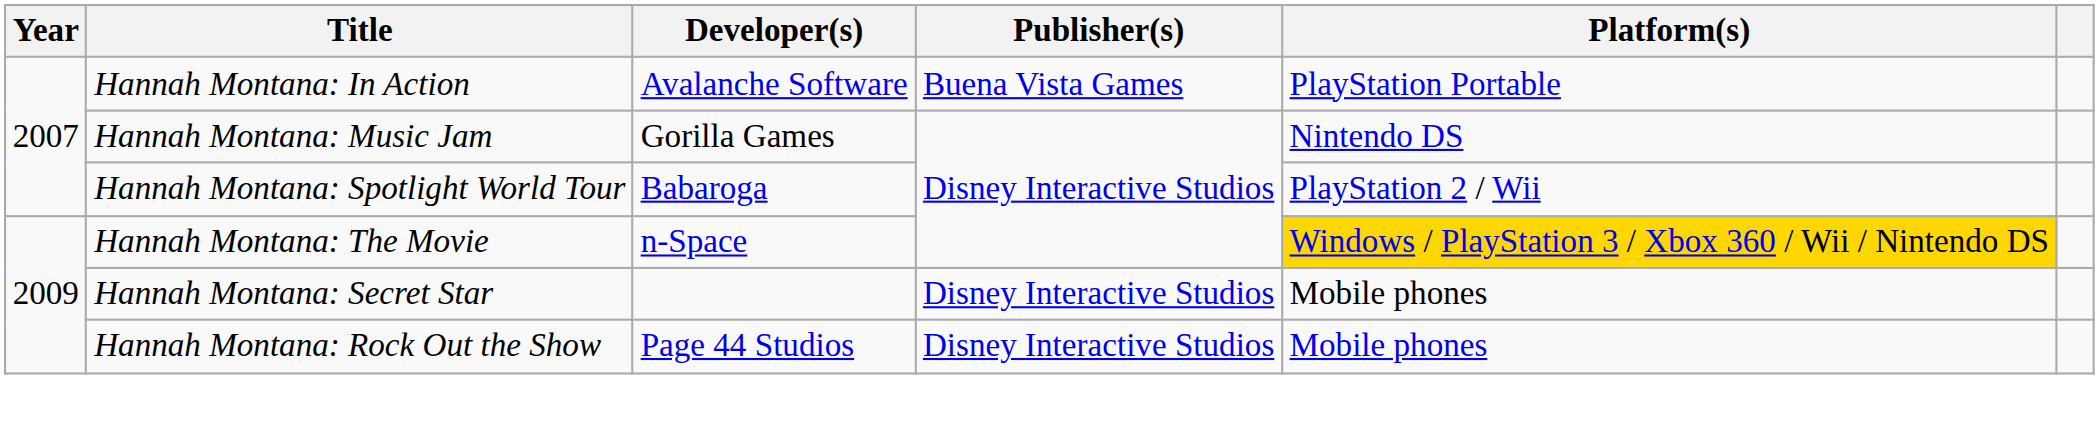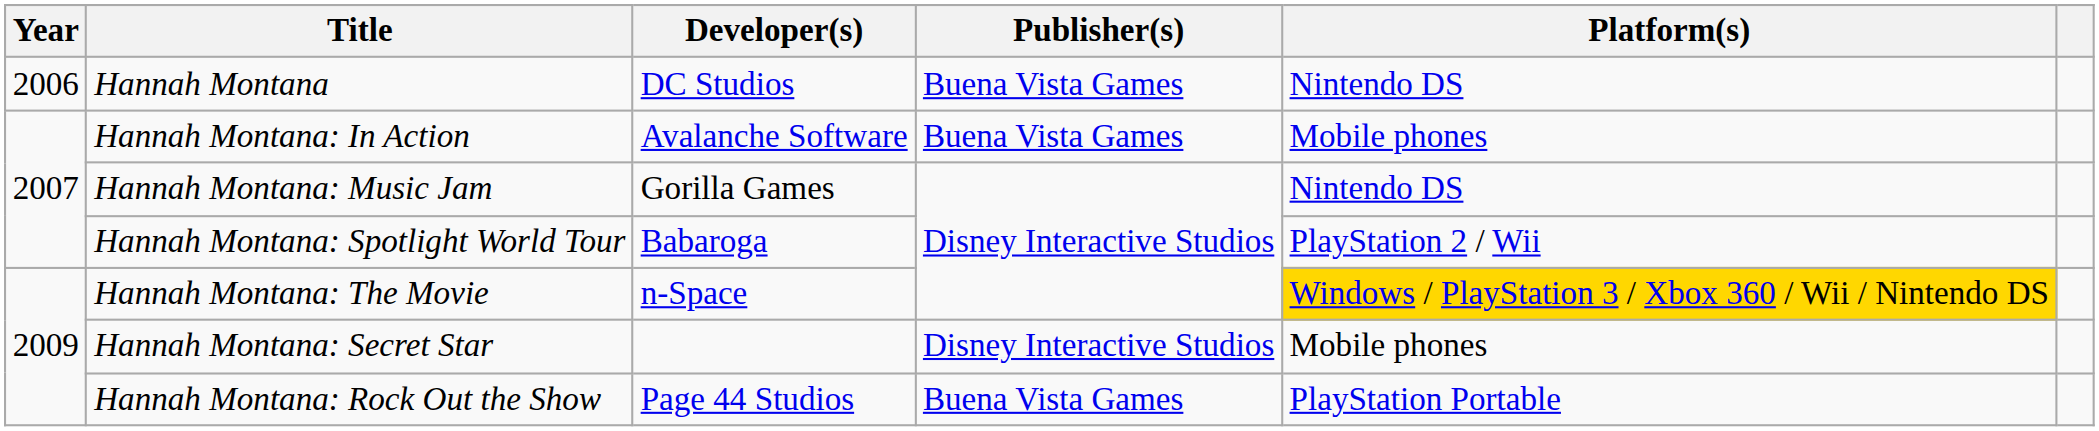+ row: (211, 83)
(1425, 83) PlayStation Portable -> (1388, 135) Mobile phones
(1099, 345) Disney Interactive Studios -> (1053, 398) Buena Vista Games
(1388, 345) Mobile phones -> (1425, 398) PlayStation Portable
